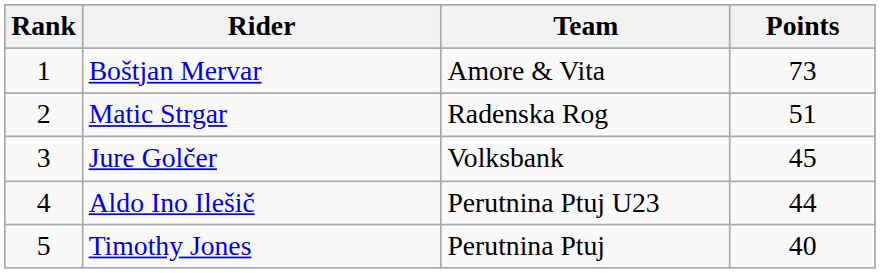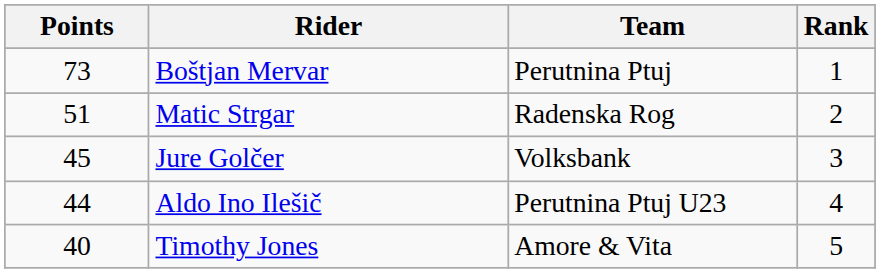columns swapped: (44, 26) <-> (803, 26)
(526, 70) Amore & Vita -> (593, 70) Perutnina Ptuj
(526, 245) Perutnina Ptuj -> (593, 245) Amore & Vita
